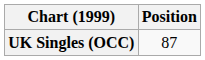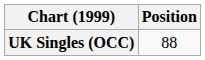(169, 42) 87 -> (169, 42) 88
